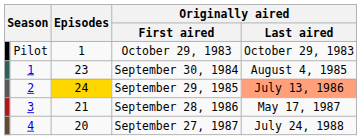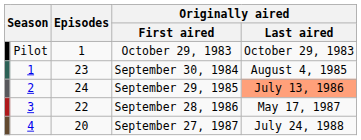(81, 88) gold background -> (81, 88) no background
(81, 107) 21 -> (81, 107) 22
